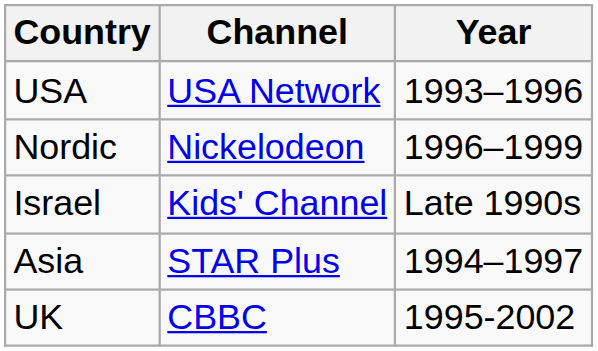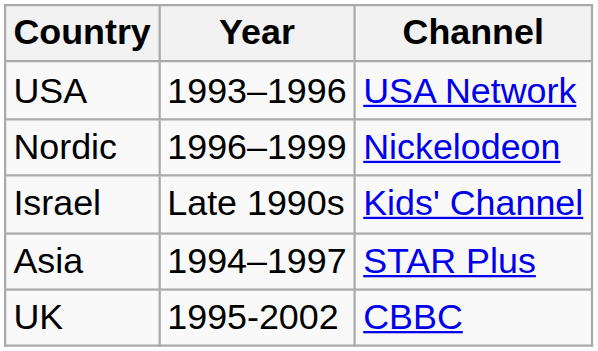columns swapped: (277, 32) <-> (494, 32)
